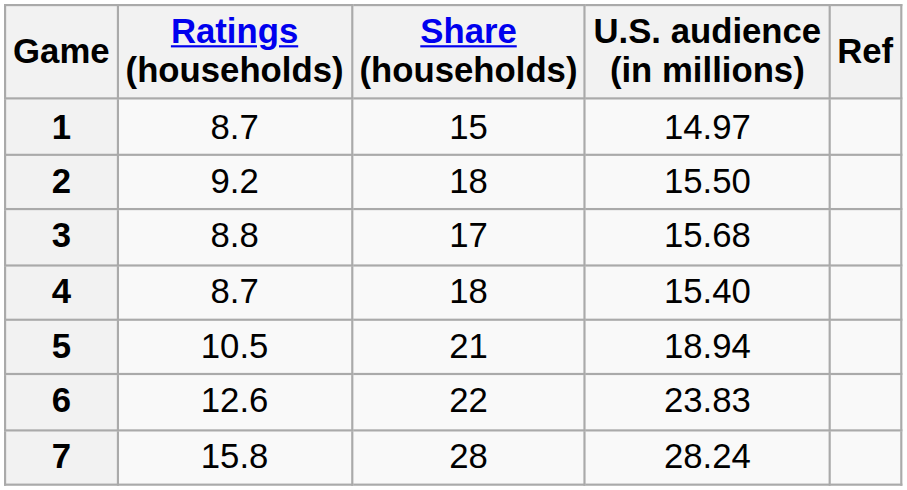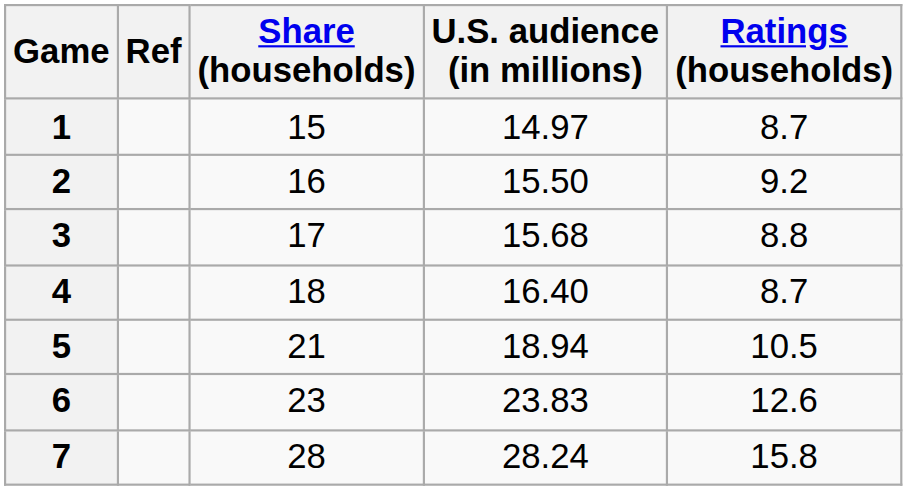columns swapped: (235, 51) <-> (865, 51)
(468, 181) 18 -> (306, 181) 16
(707, 291) 15.40 -> (545, 291) 16.40
(468, 401) 22 -> (306, 401) 23
